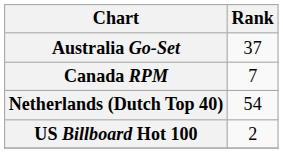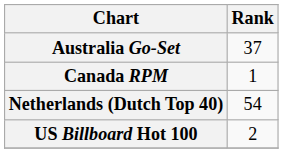(253, 76) 7 -> (253, 76) 1
